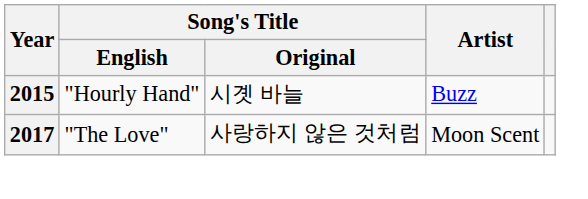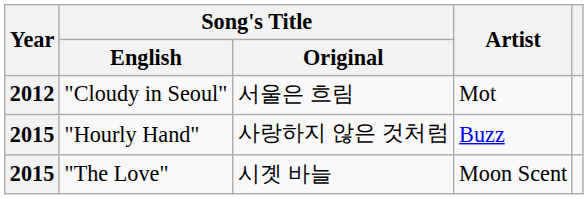+ row: (146, 94)
(257, 94) 시곗 바늘 -> (343, 133) 사랑하지 않은 것처럼
(32, 134) 2017 -> (32, 173) 2015
(315, 133) 사랑하지 않은 것처럼 -> (285, 172) 시곗 바늘
